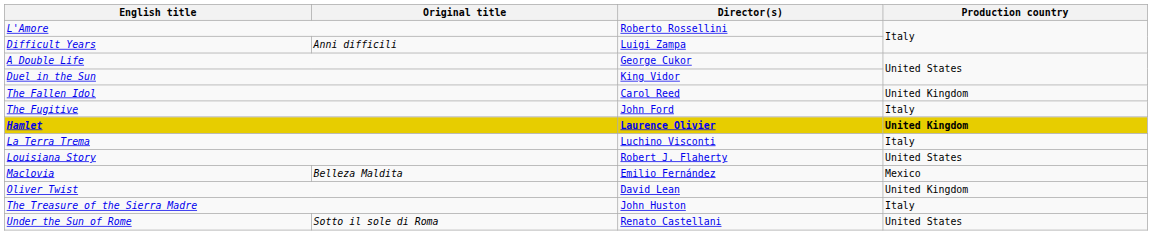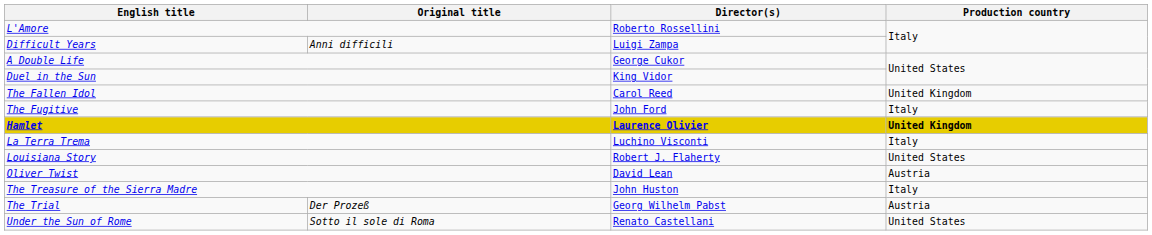- row: (31, 173)
(927, 190) United Kingdom -> (909, 173) Austria
+ row: (34, 206)
